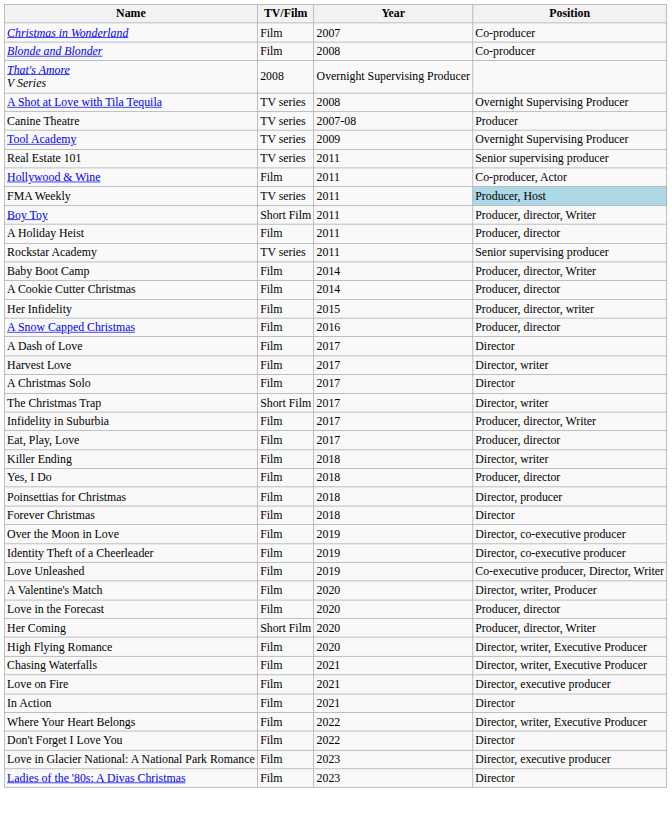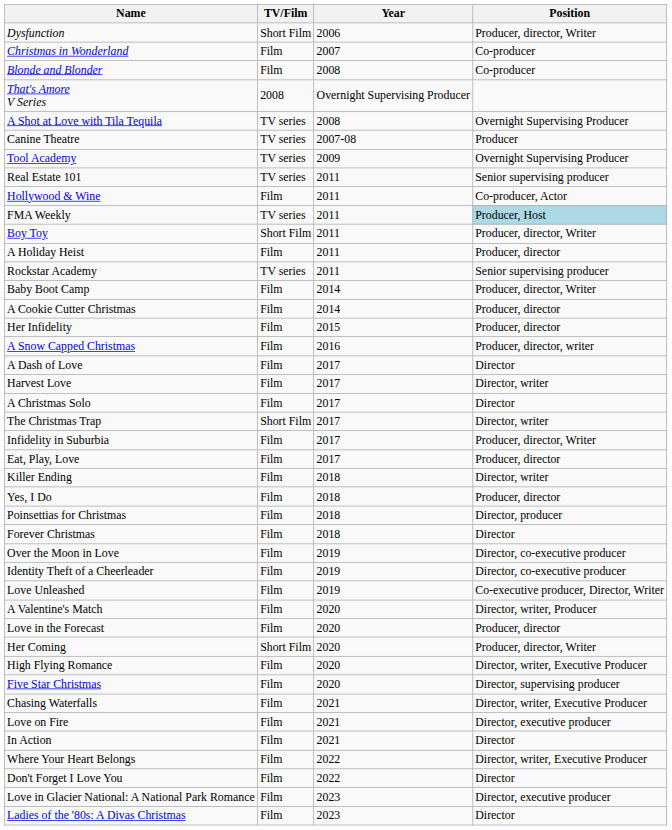+ row: (36, 32)
(535, 308) Producer, director, writer -> (518, 327) Producer, director
(518, 327) Producer, director -> (535, 346) Producer, director, writer
+ row: (54, 684)
